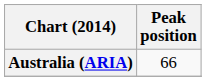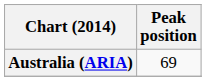(169, 62) 66 -> (169, 62) 69
